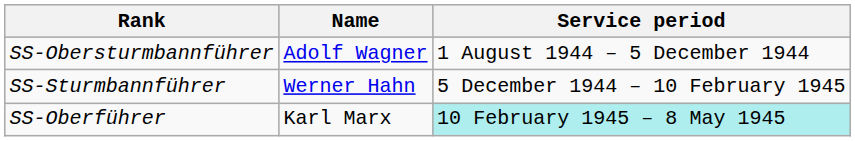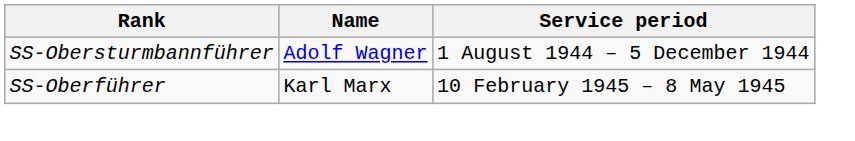- row: (118, 86)
(611, 119) paleturquoise background -> (611, 86) no background
